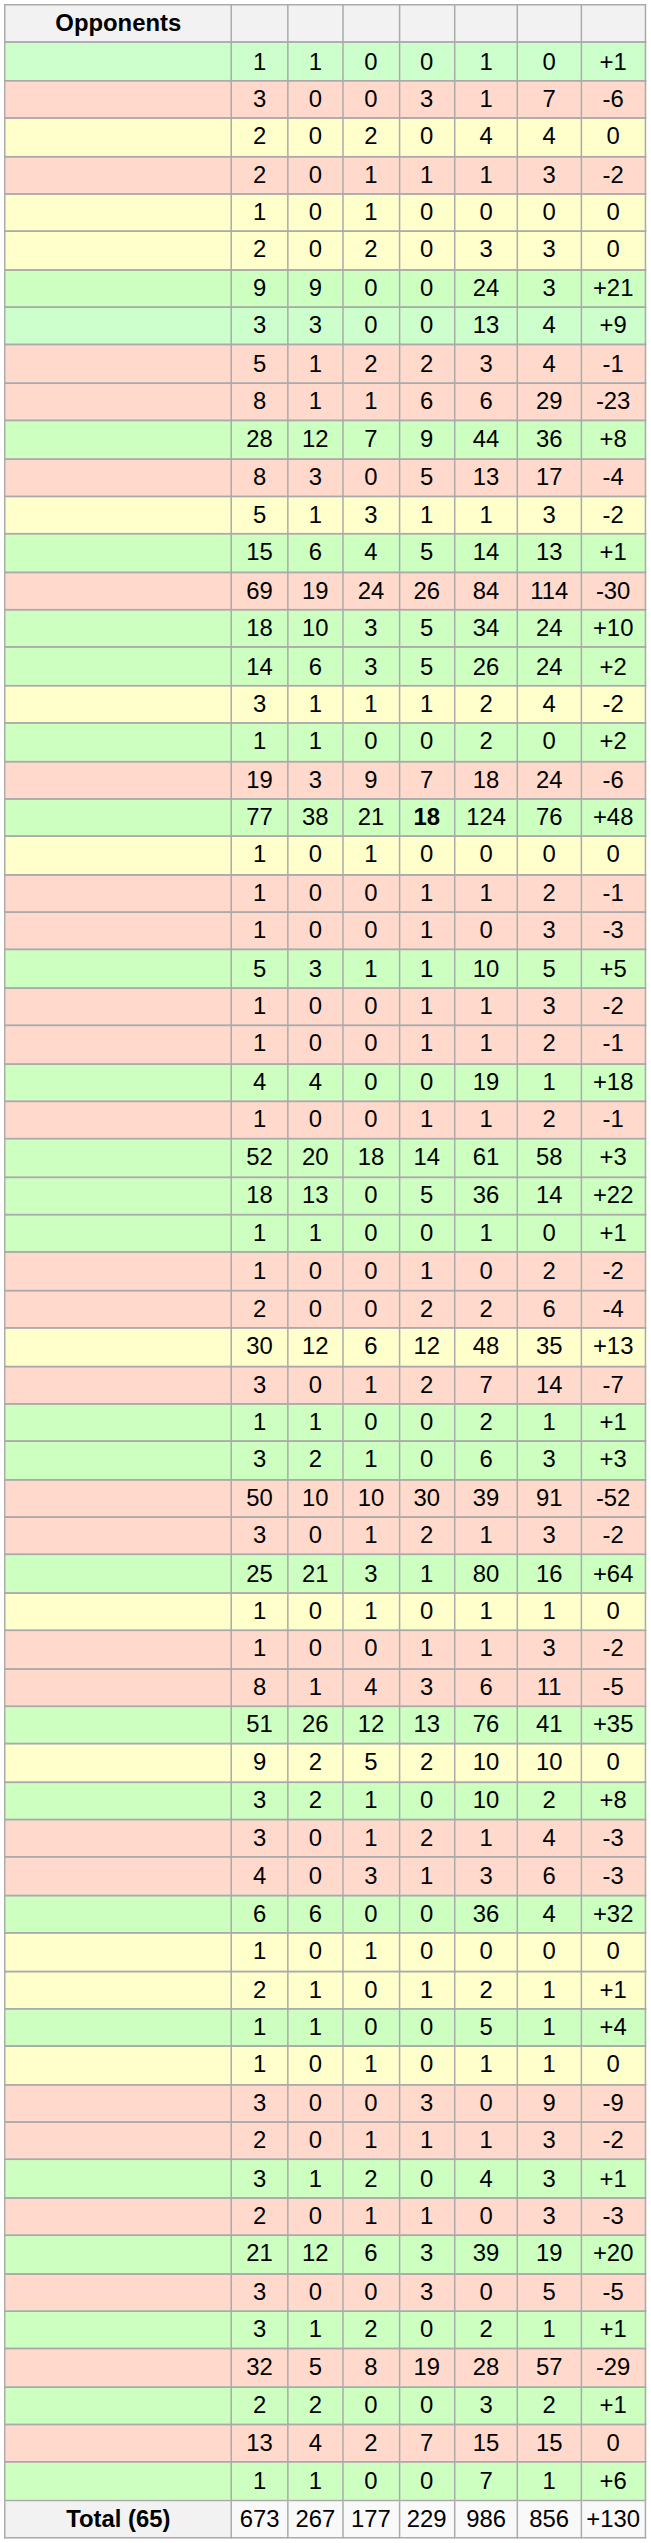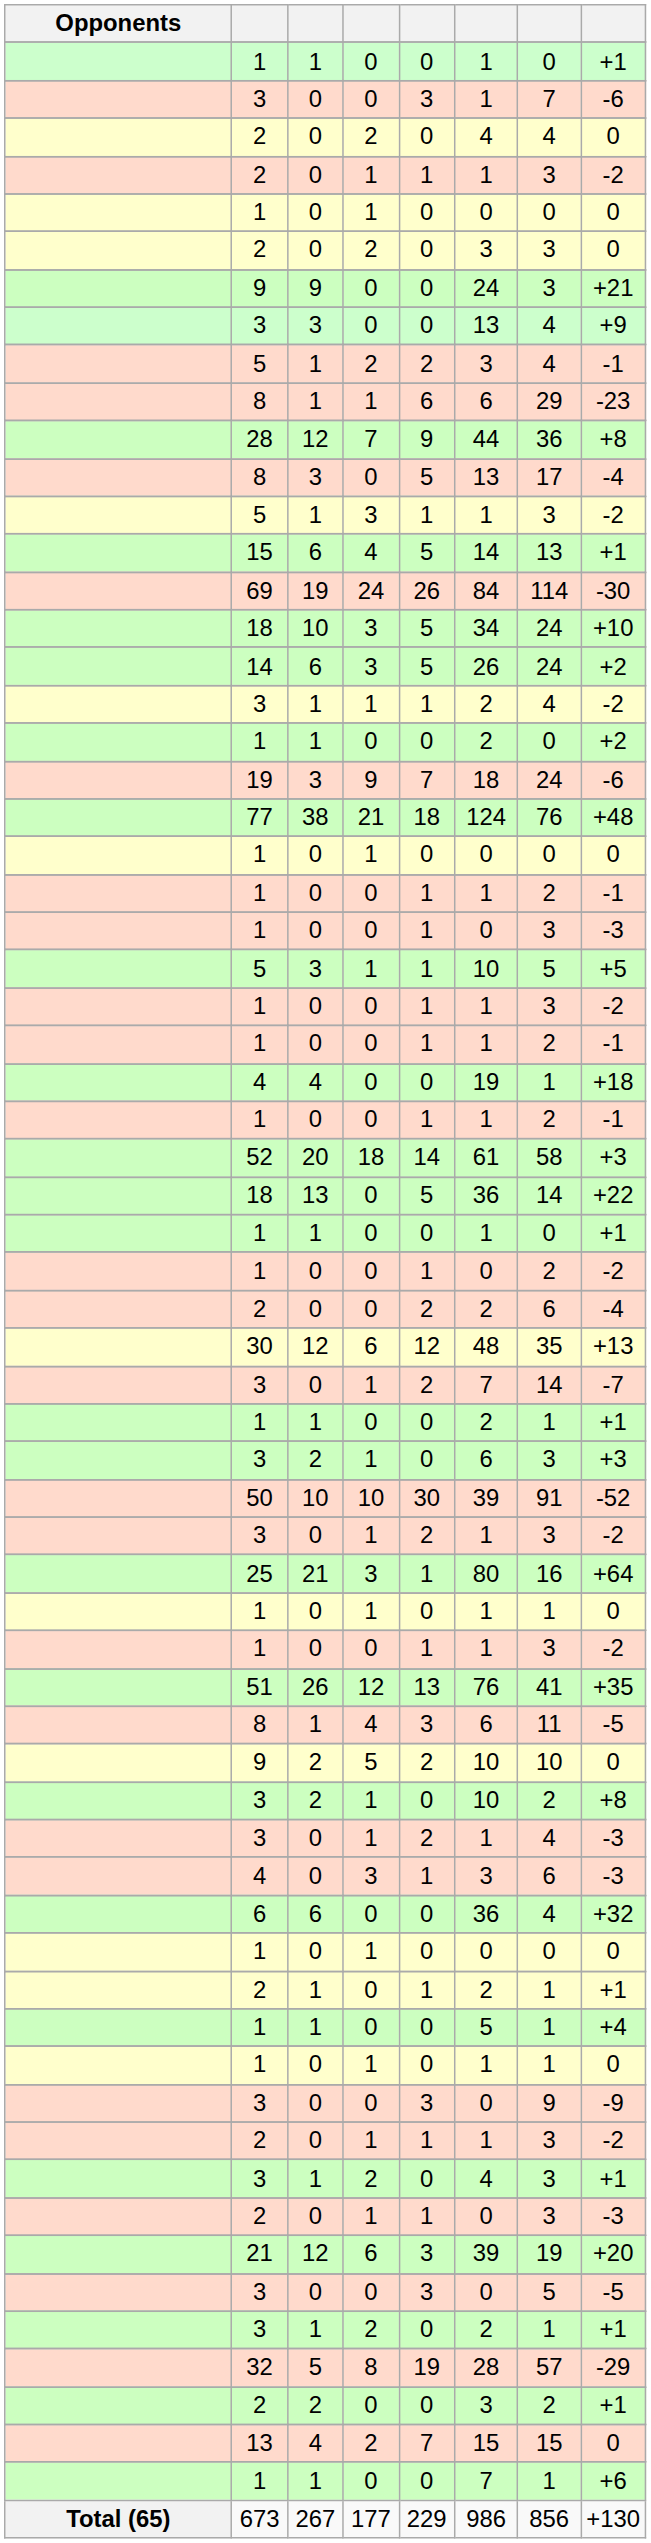(427, 817) bold -> (427, 817) normal
rows swapped: (260, 1724) <-> (260, 1686)
